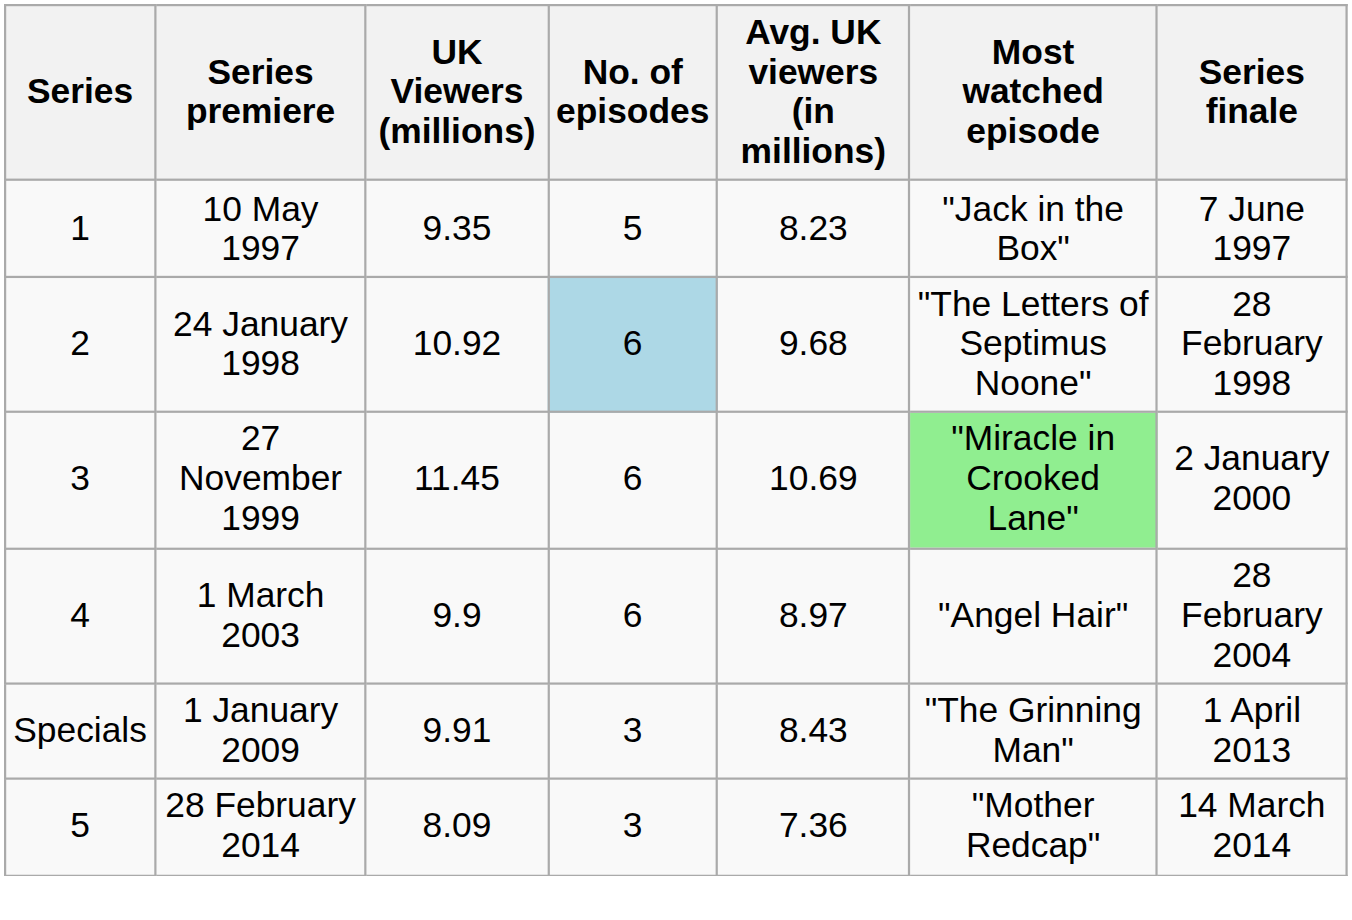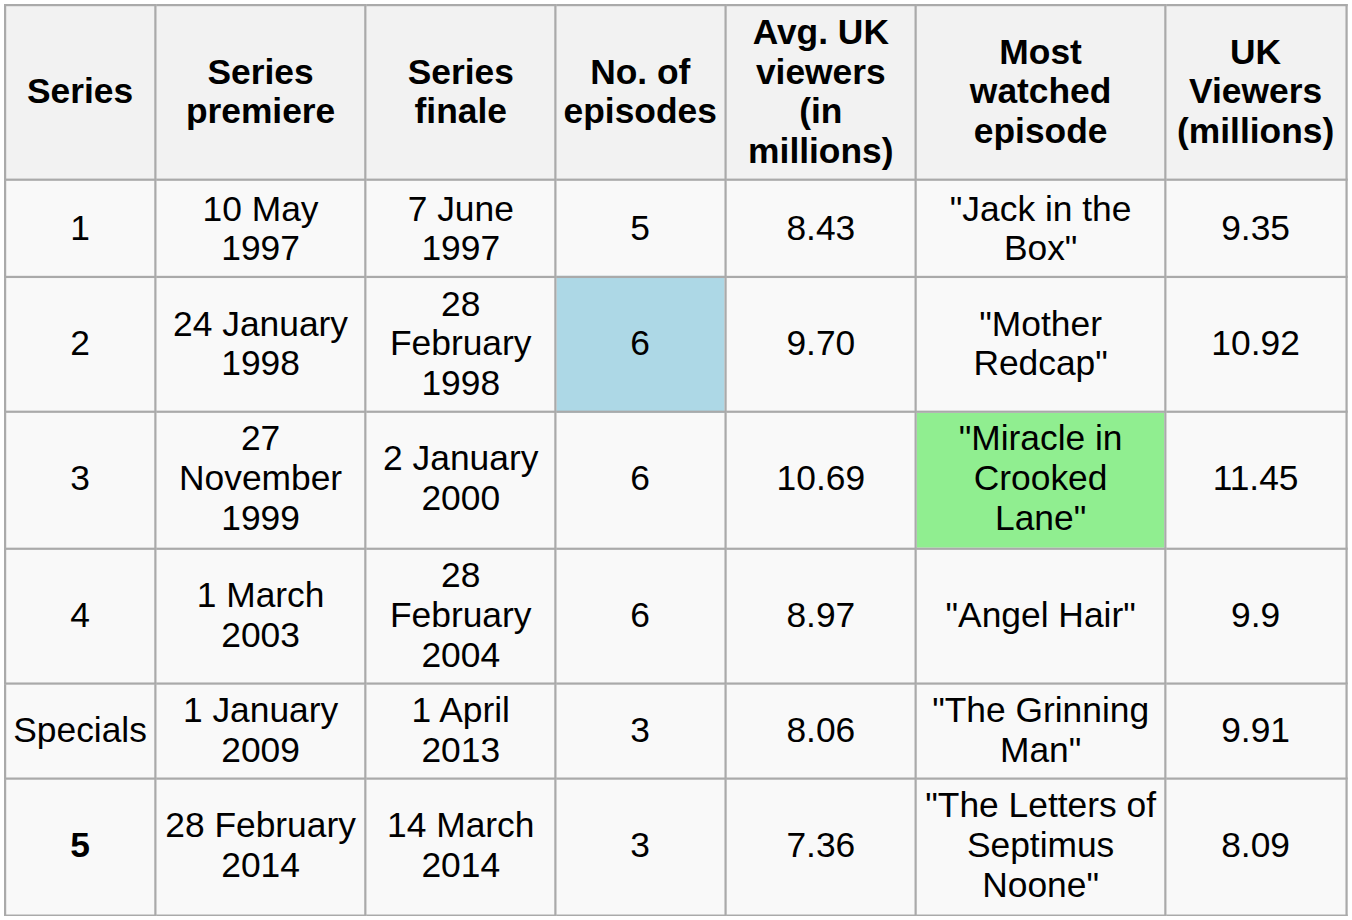columns swapped: (1252, 92) <-> (457, 92)
(813, 227) 8.23 -> (821, 227) 8.43
(813, 343) 9.68 -> (821, 343) 9.70
(1033, 343) "The Letters of Septimus Noone" -> (1041, 343) "Mother Redcap"
(813, 730) 8.43 -> (821, 730) 8.06
(80, 826) normal -> (80, 846) bold
(1033, 826) "Mother Redcap" -> (1041, 846) "The Letters of Septimus Noone"
